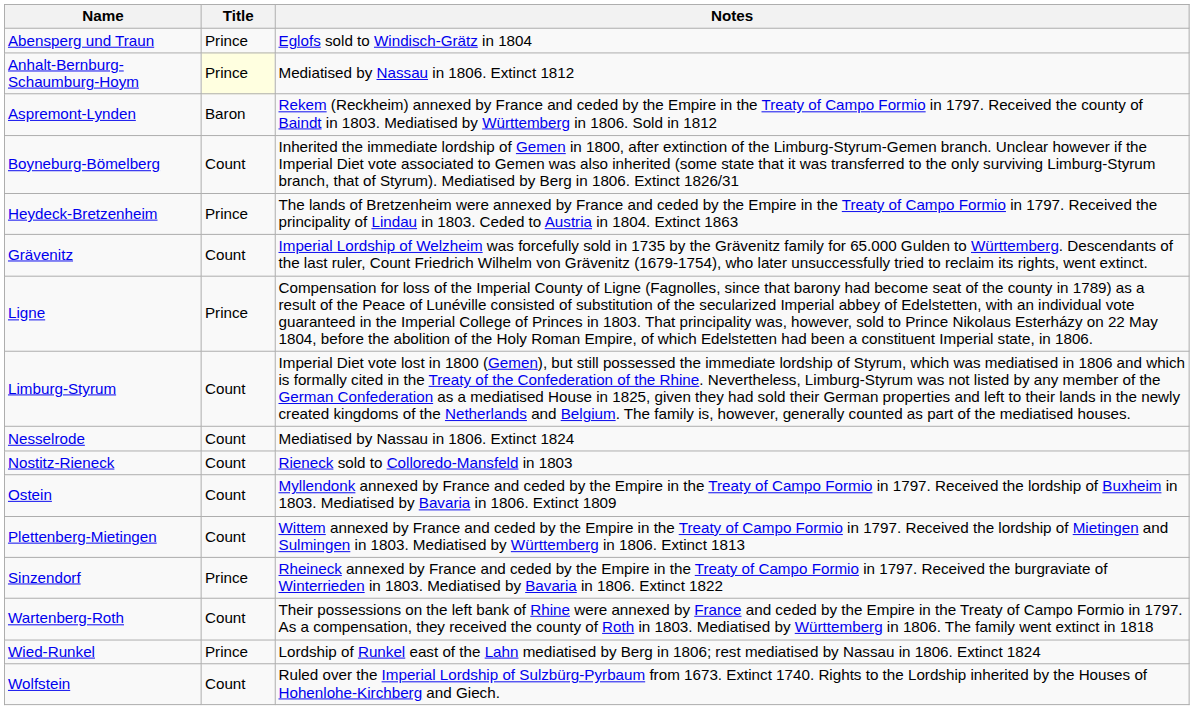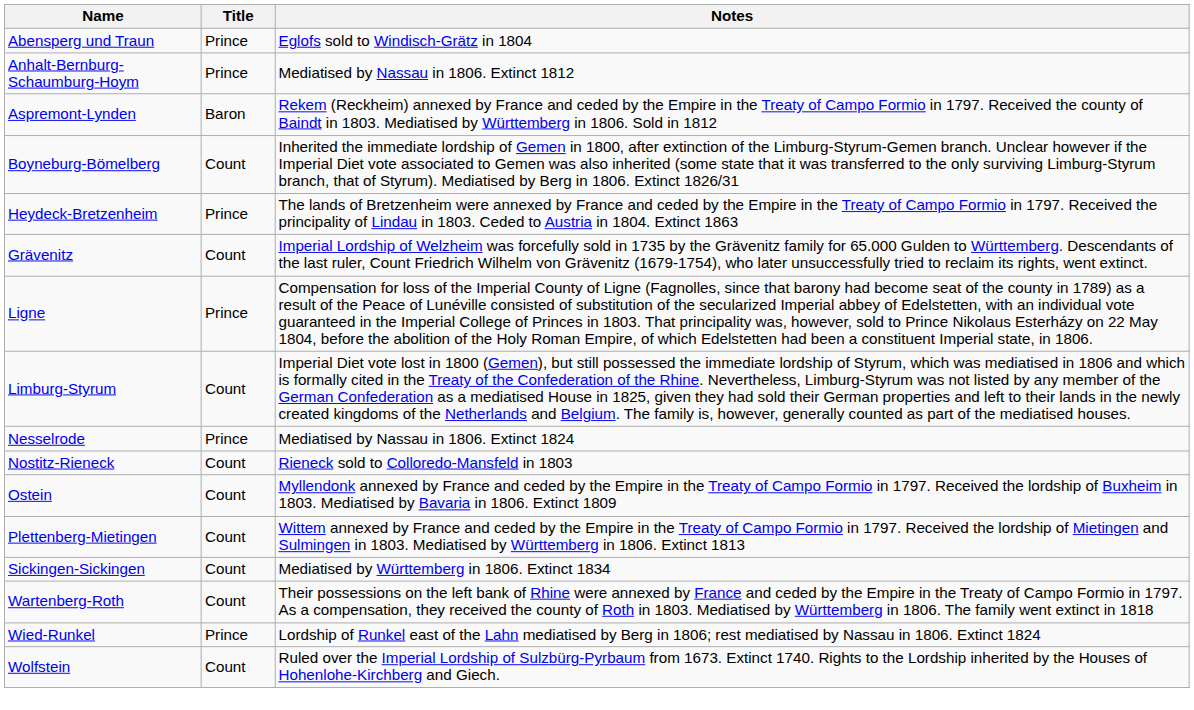(227, 73) lightyellow background -> (227, 73) no background
(225, 438) Count -> (227, 438) Prince
+ row: (76, 569)
- row: (44, 577)
